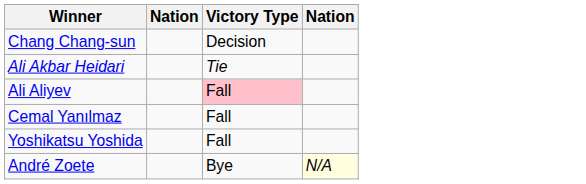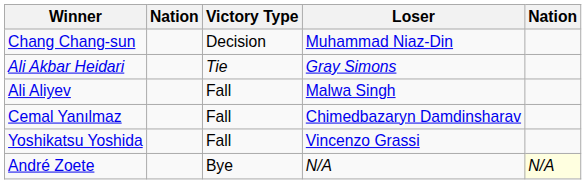+ column: (413, 16)
(219, 91) pink background -> (219, 91) no background
